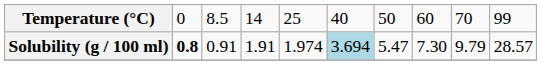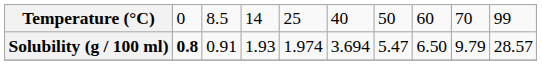(260, 45) 1.91 -> (260, 45) 1.93
(350, 45) lightblue background -> (350, 45) no background
(432, 45) 7.30 -> (432, 45) 6.50
